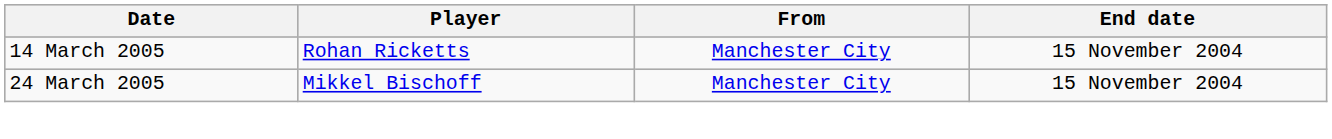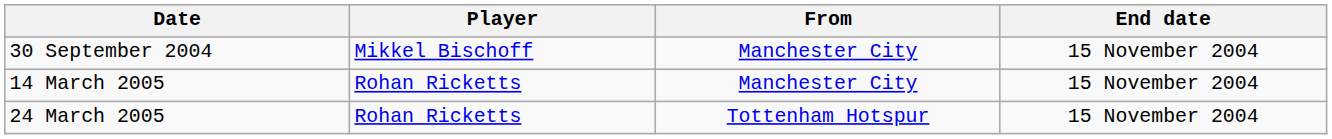+ row: (111, 53)
(392, 85) Mikkel Bischoff -> (438, 117) Rohan Ricketts
(801, 85) Manchester City -> (828, 117) Tottenham Hotspur
